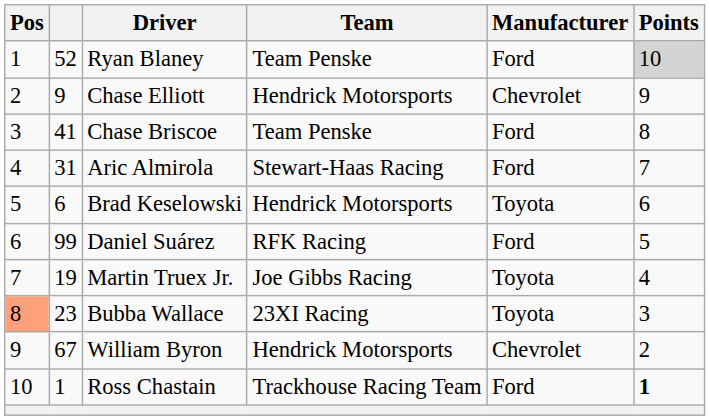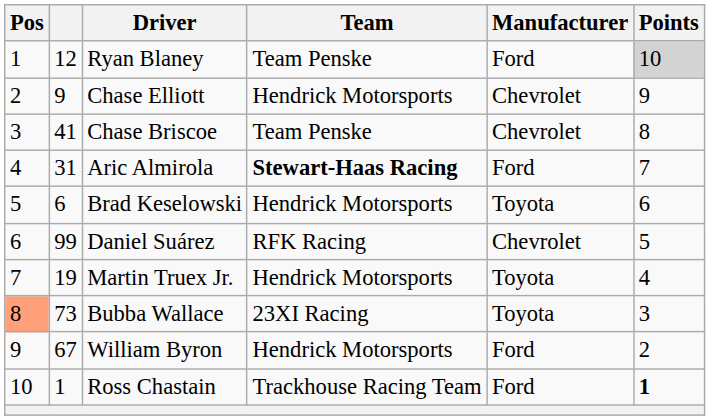(66, 58) 52 -> (66, 58) 12
(513, 131) Ford -> (537, 131) Chevrolet
(348, 167) normal -> (355, 167) bold
(513, 240) Ford -> (537, 240) Chevrolet
(332, 276) Joe Gibbs Racing -> (352, 276) Hendrick Motorsports
(66, 313) 23 -> (66, 313) 73
(537, 349) Chevrolet -> (513, 349) Ford
